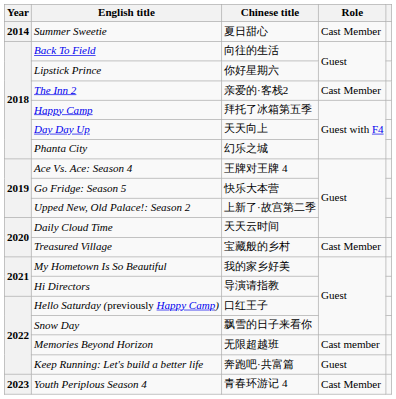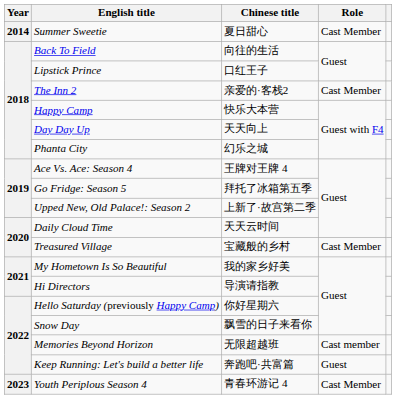(252, 70) 你好星期六 -> (246, 70) 口红王子
(268, 109) 拜托了冰箱第五季 -> (252, 109) 快乐大本营
(252, 188) 快乐大本营 -> (268, 188) 拜托了冰箱第五季
(246, 305) 口红王子 -> (252, 305) 你好星期六
